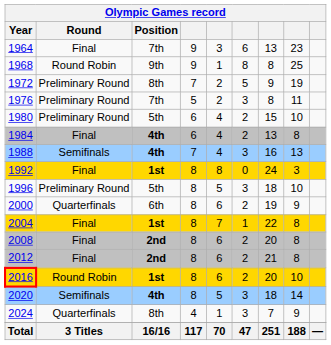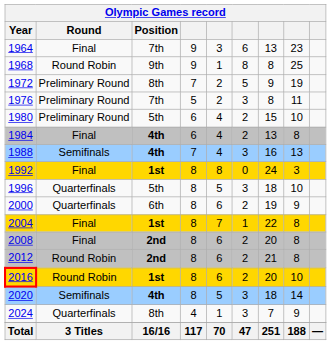(84, 188) Preliminary Round -> (84, 188) Quarterfinals
(84, 258) Final -> (84, 258) Round Robin
